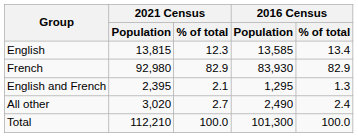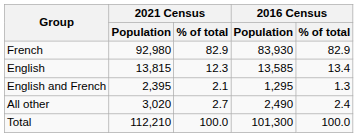rows swapped: (26, 50) <-> (25, 68)
